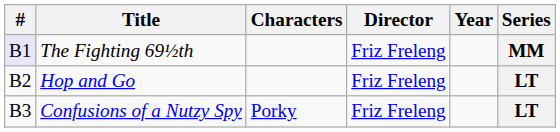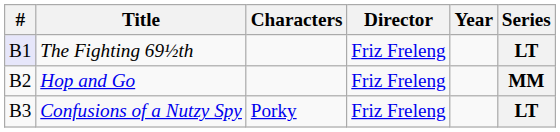(526, 50) MM -> (526, 50) LT
(526, 80) LT -> (526, 80) MM
